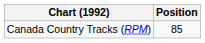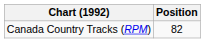(177, 29) 85 -> (177, 29) 82
